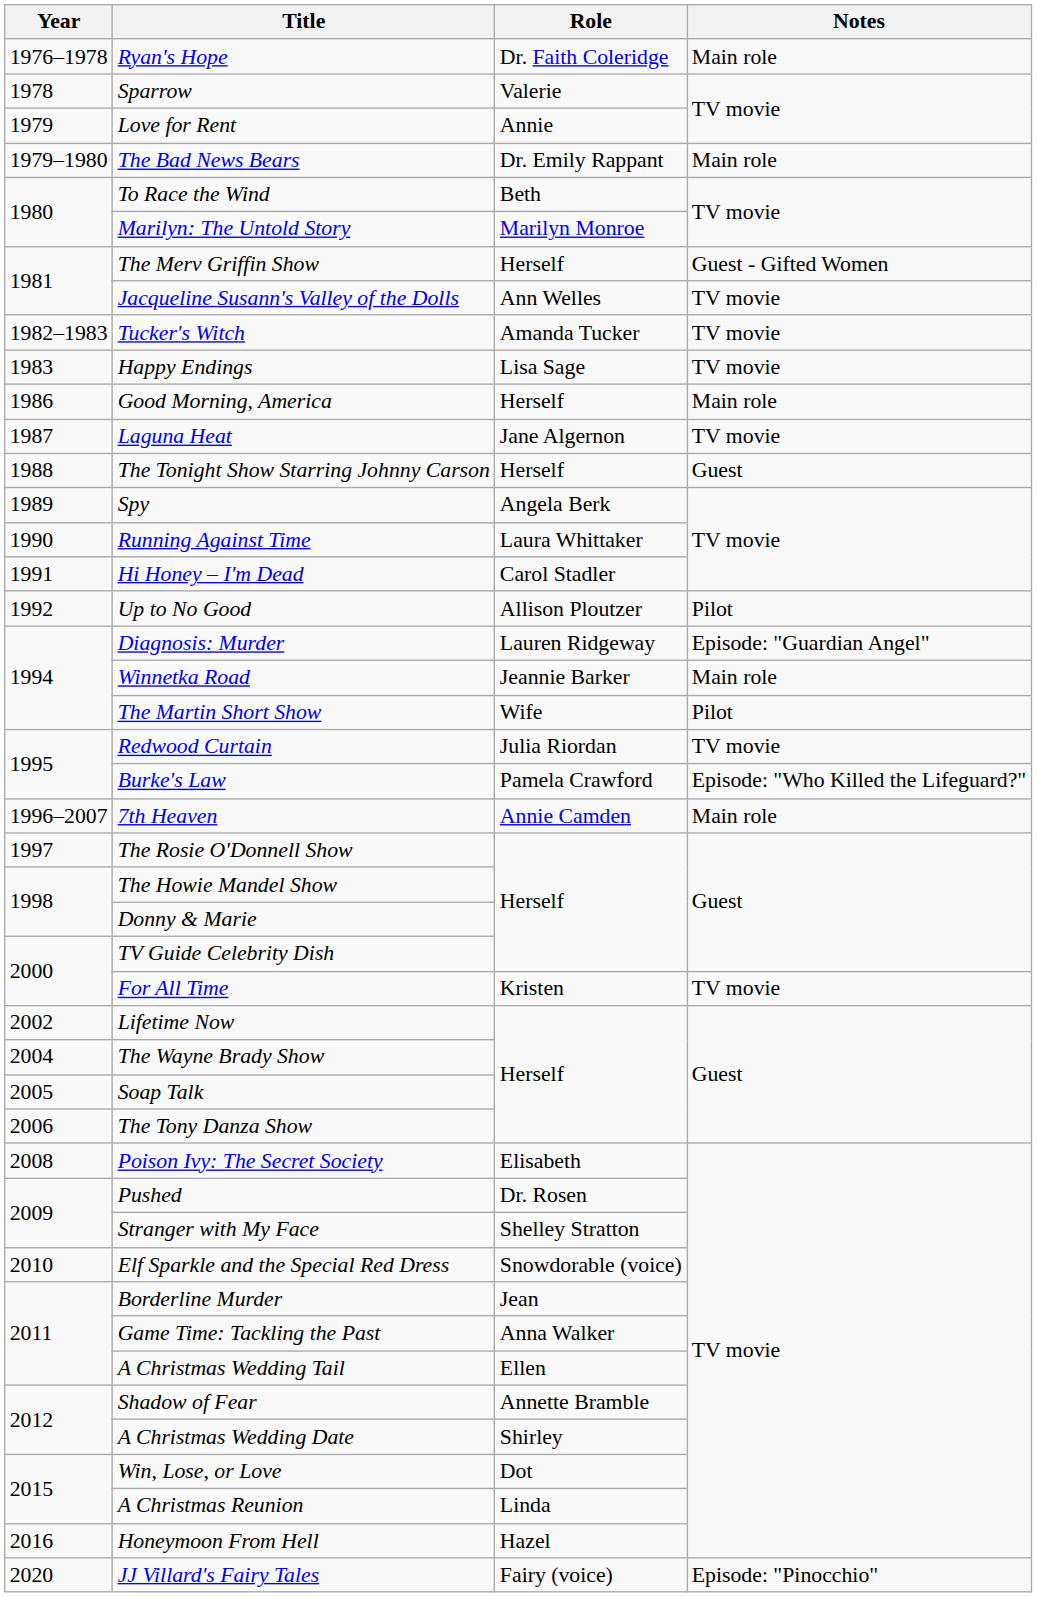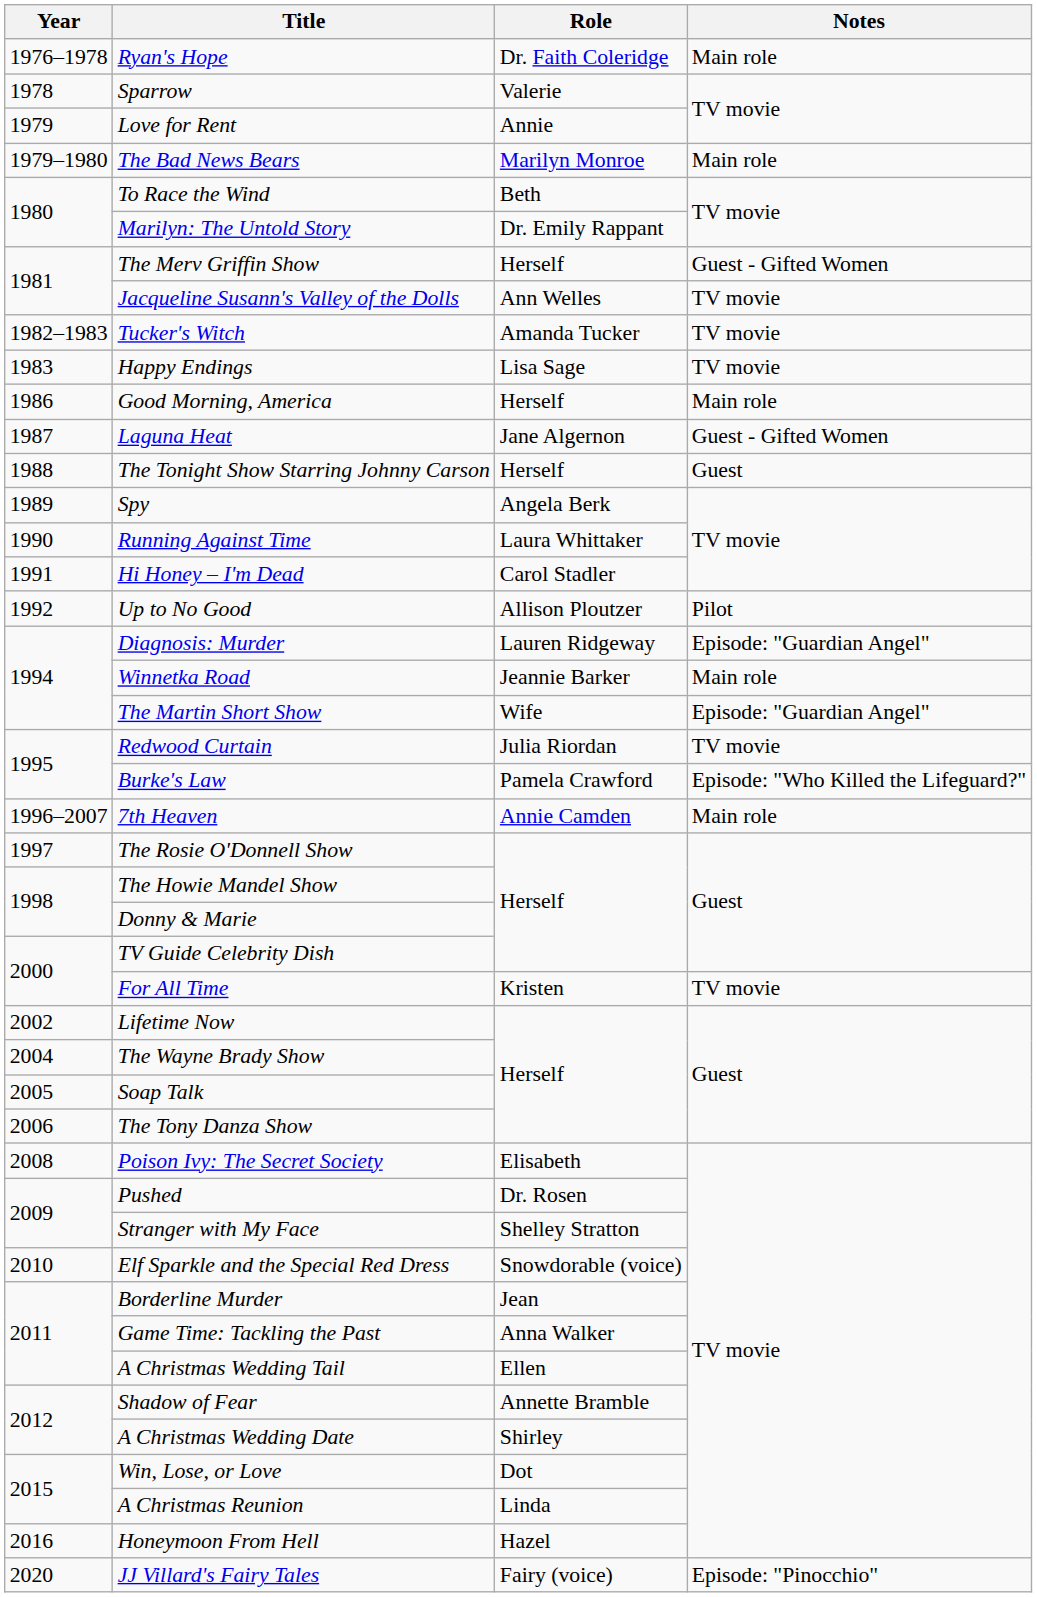(582, 159) Dr. Emily Rappant -> (572, 159) Marilyn Monroe
(572, 228) Marilyn Monroe -> (582, 228) Dr. Emily Rappant
(736, 435) TV movie -> (790, 435) Guest - Gifted Women
(712, 711) Pilot -> (811, 711) Episode: "Guardian Angel"
